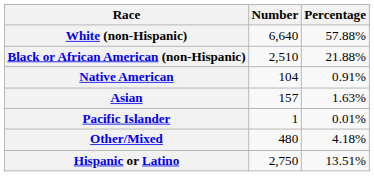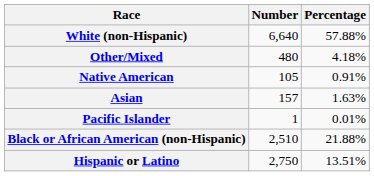rows swapped: (126, 56) <-> (126, 139)
(288, 77) 104 -> (288, 77) 105
